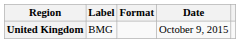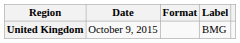columns swapped: (194, 13) <-> (101, 13)
